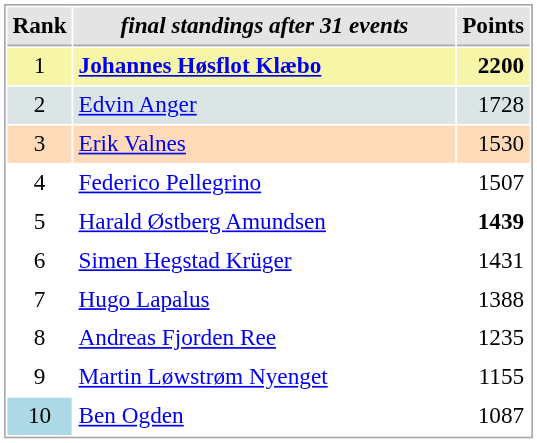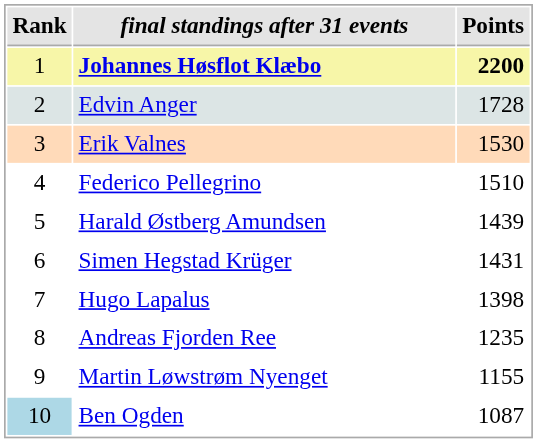(501, 182) 1507 -> (501, 182) 1510
(501, 221) bold -> (501, 221) normal
(501, 299) 1388 -> (501, 299) 1398
